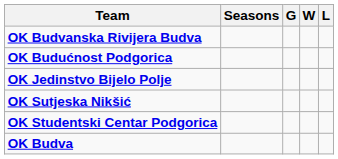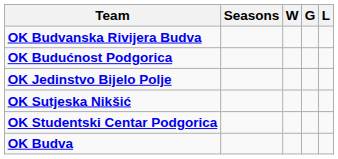columns swapped: (291, 16) <-> (309, 16)
